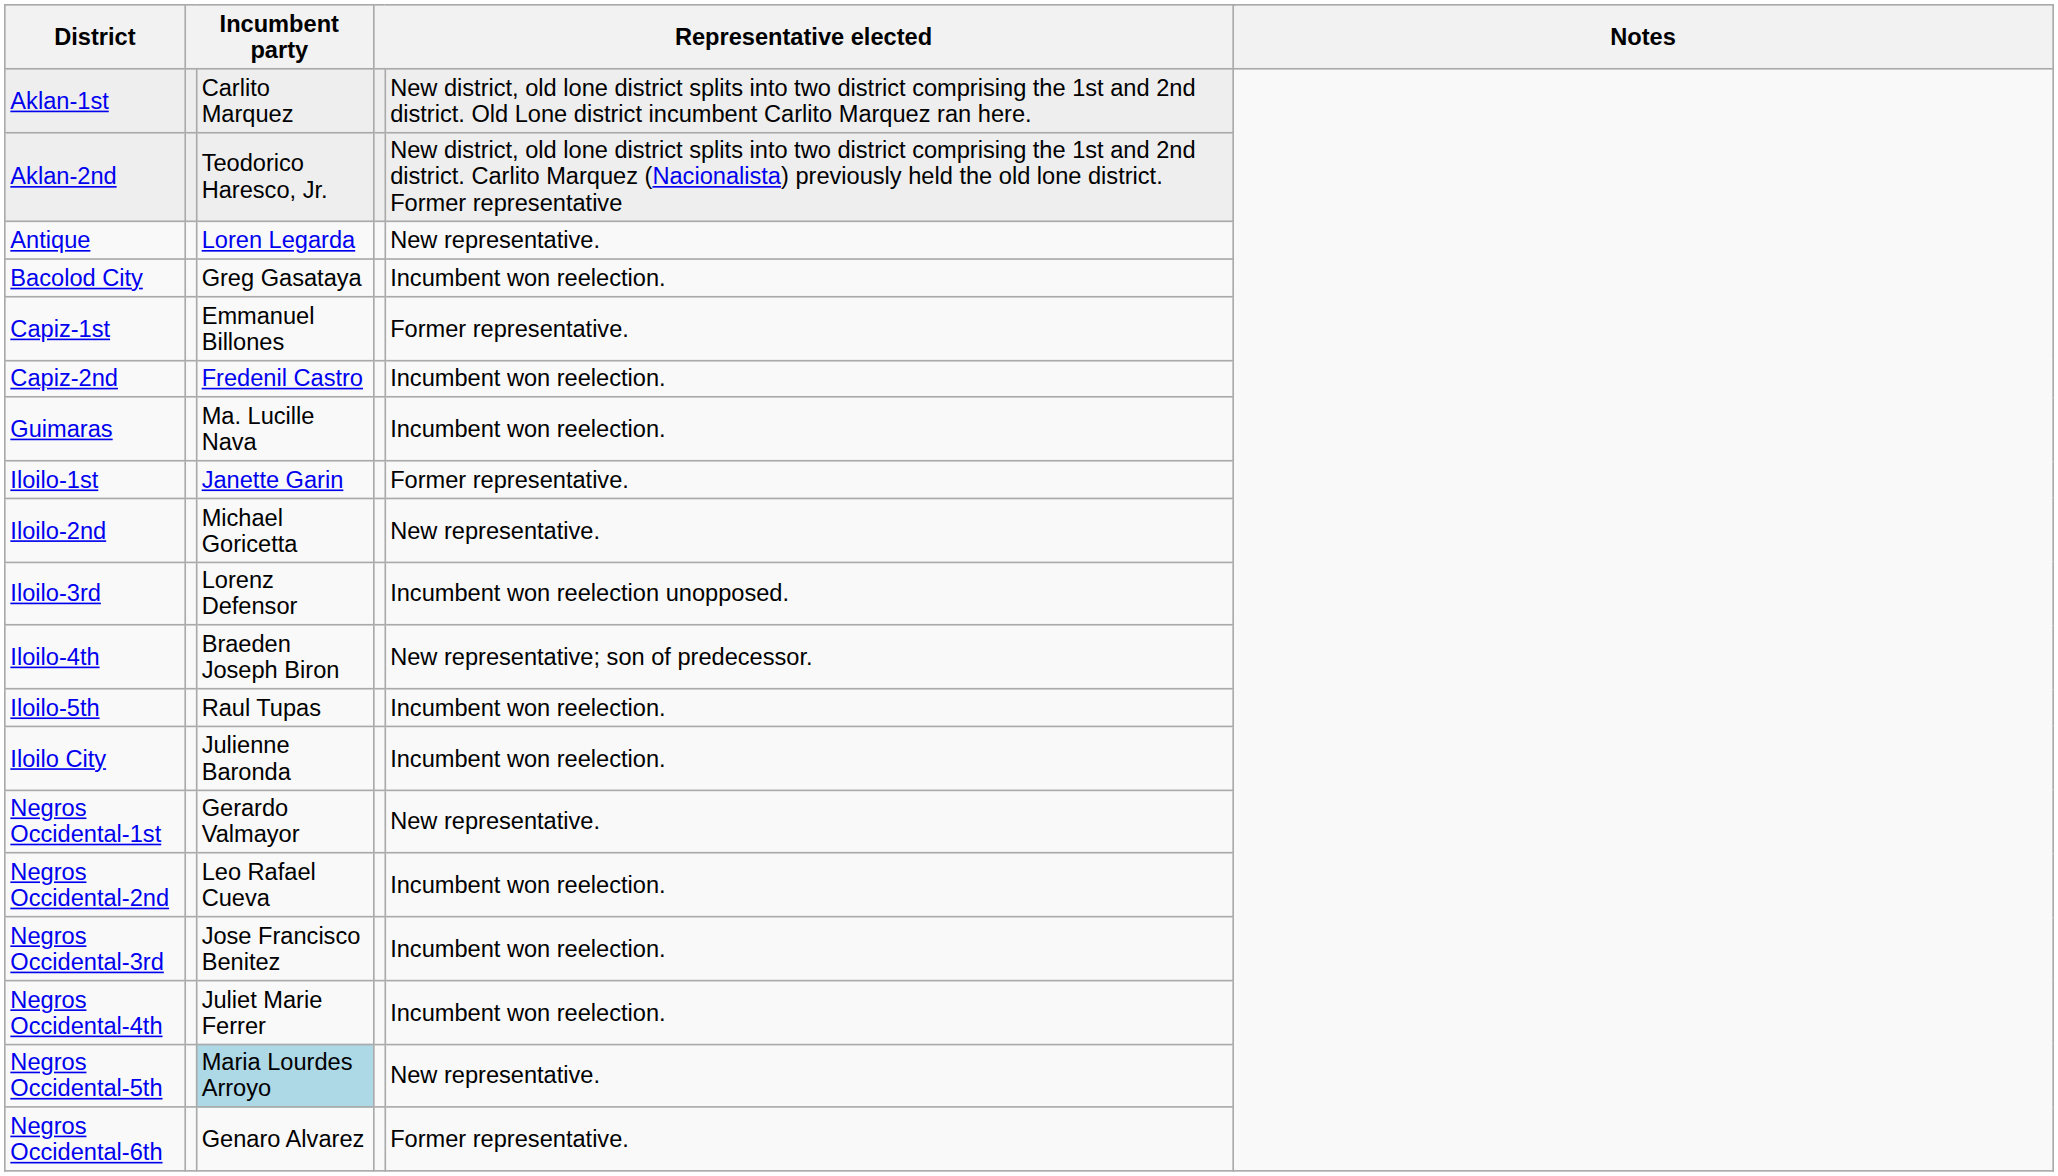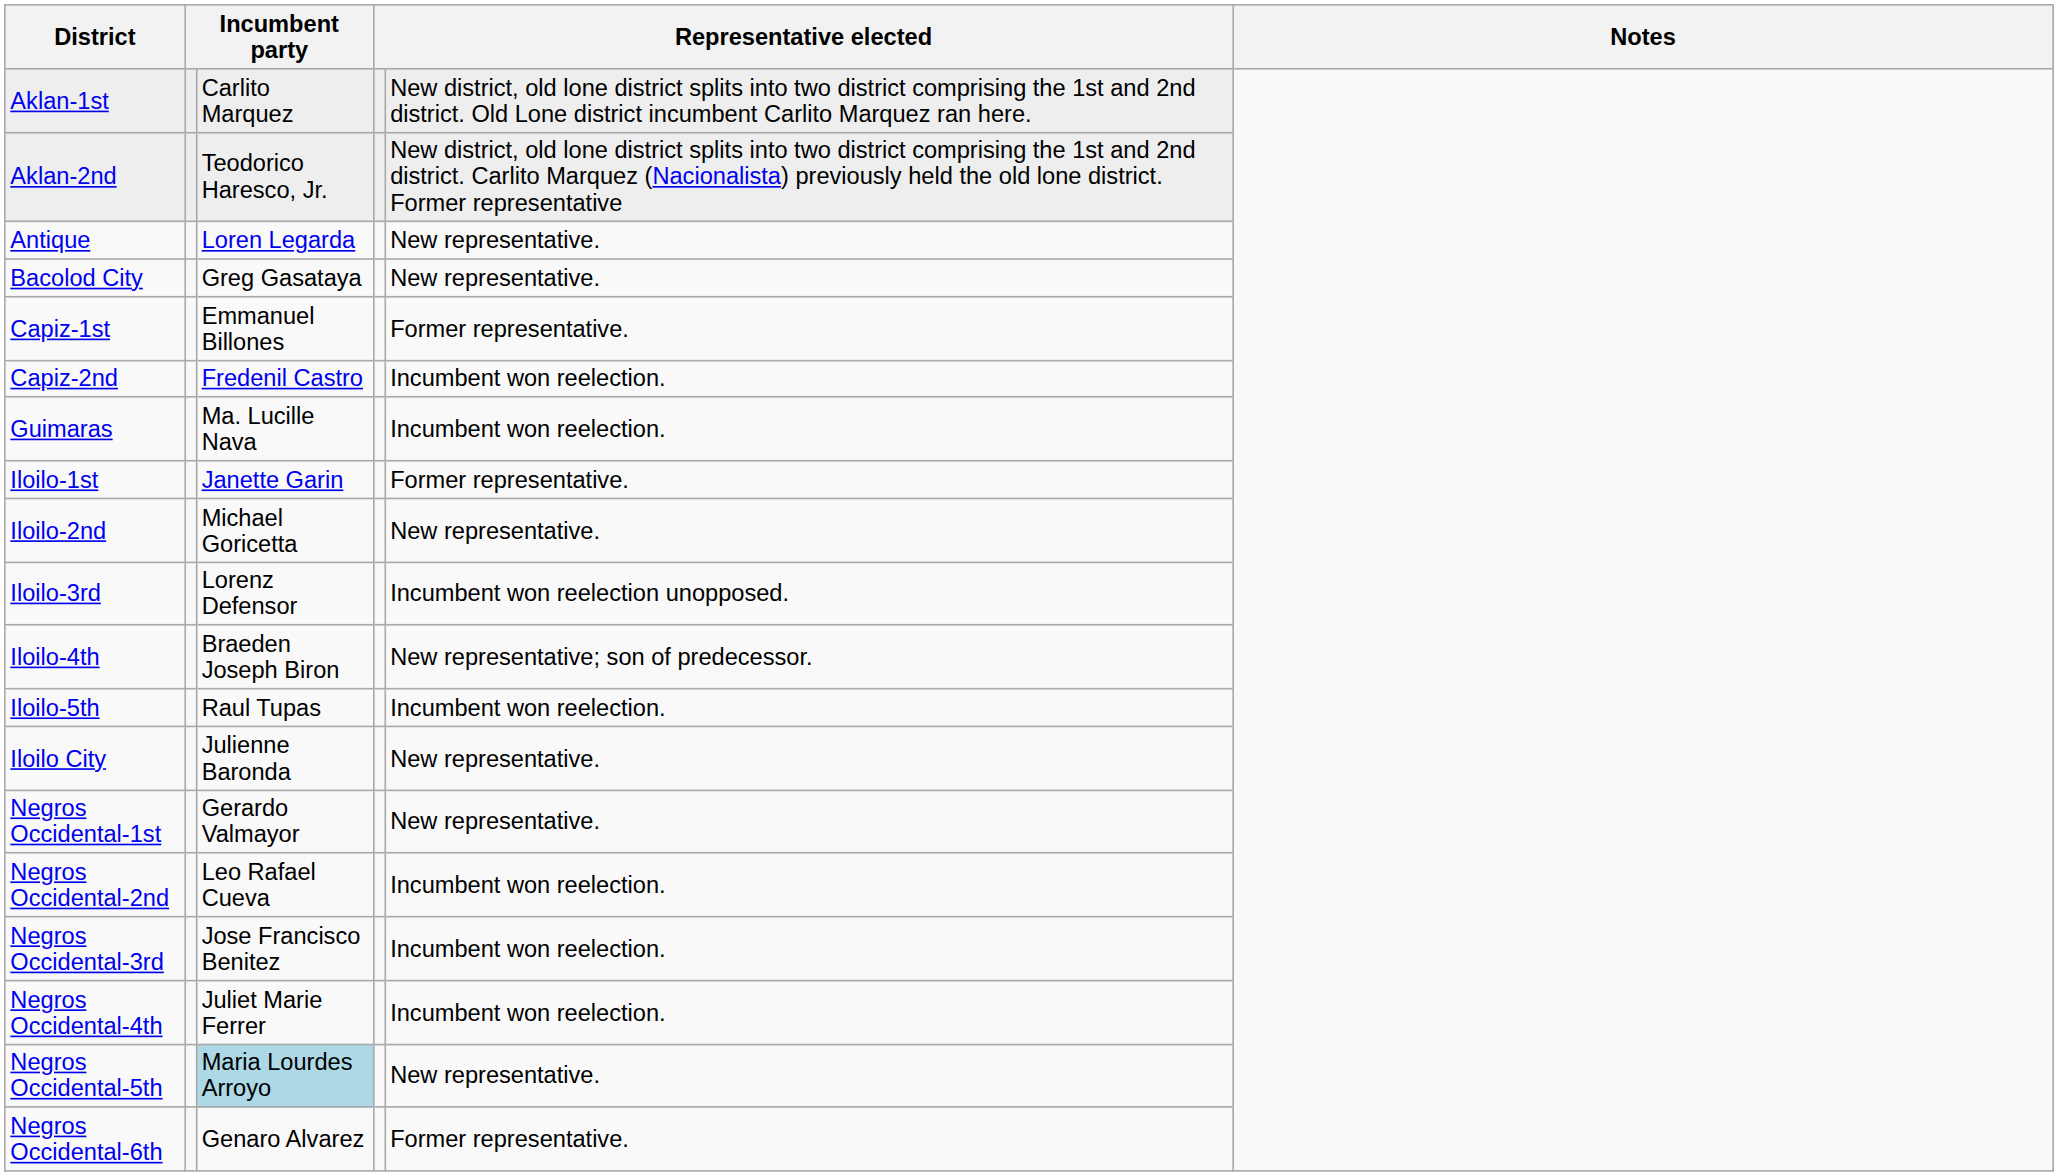(528, 278) Incumbent won reelection. -> (495, 278) New representative.
(528, 758) Incumbent won reelection. -> (495, 758) New representative.
